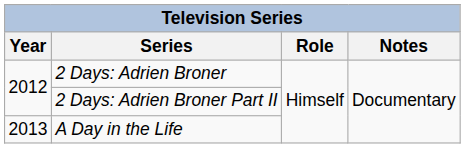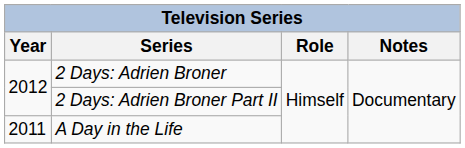(28, 128) 2013 -> (27, 128) 2011
